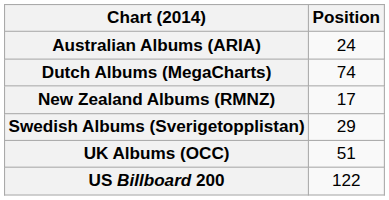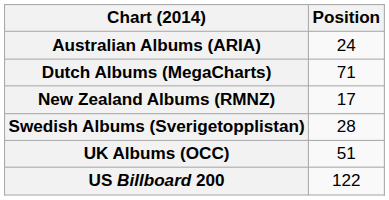(346, 72) 74 -> (346, 72) 71
(346, 126) 29 -> (346, 126) 28
